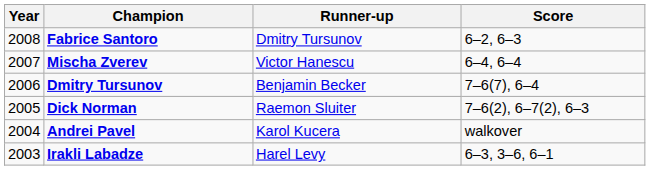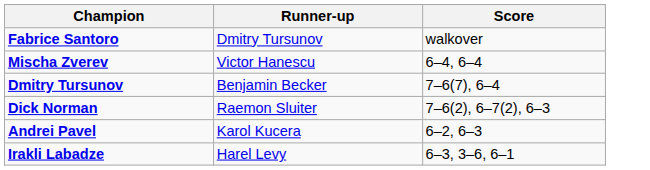- column: (24, 16)
(493, 39) 6–2, 6–3 -> (454, 39) walkover
(493, 131) walkover -> (454, 131) 6–2, 6–3
